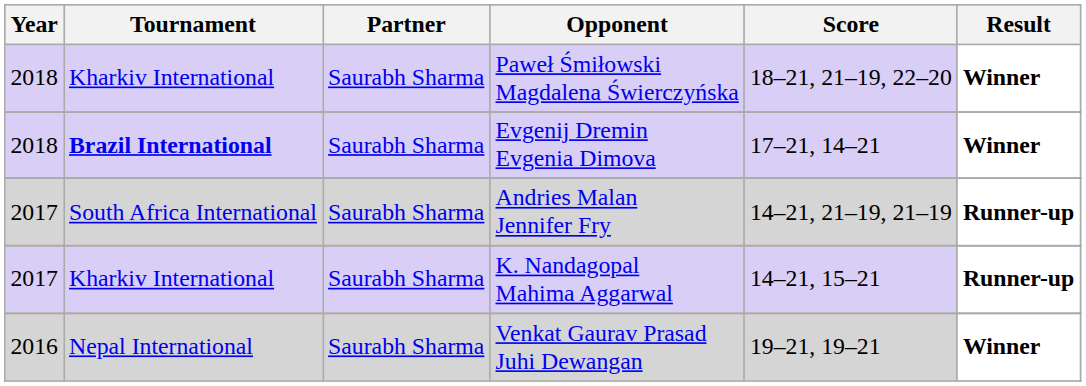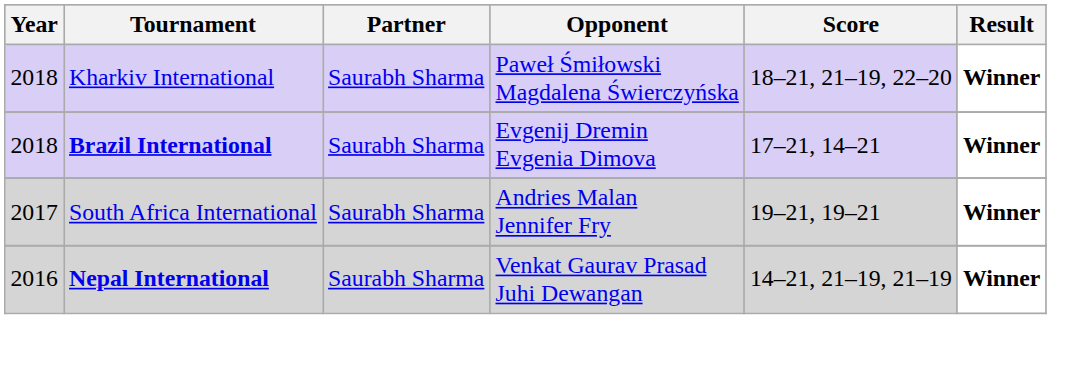(851, 212) 14–21, 21–19, 21–19 -> (815, 212) 19–21, 19–21
(1019, 212) Runner-up -> (1002, 212) Winner
- row: (584, 279)
(161, 346) normal -> (169, 279) bold
(815, 346) 19–21, 19–21 -> (851, 279) 14–21, 21–19, 21–19
